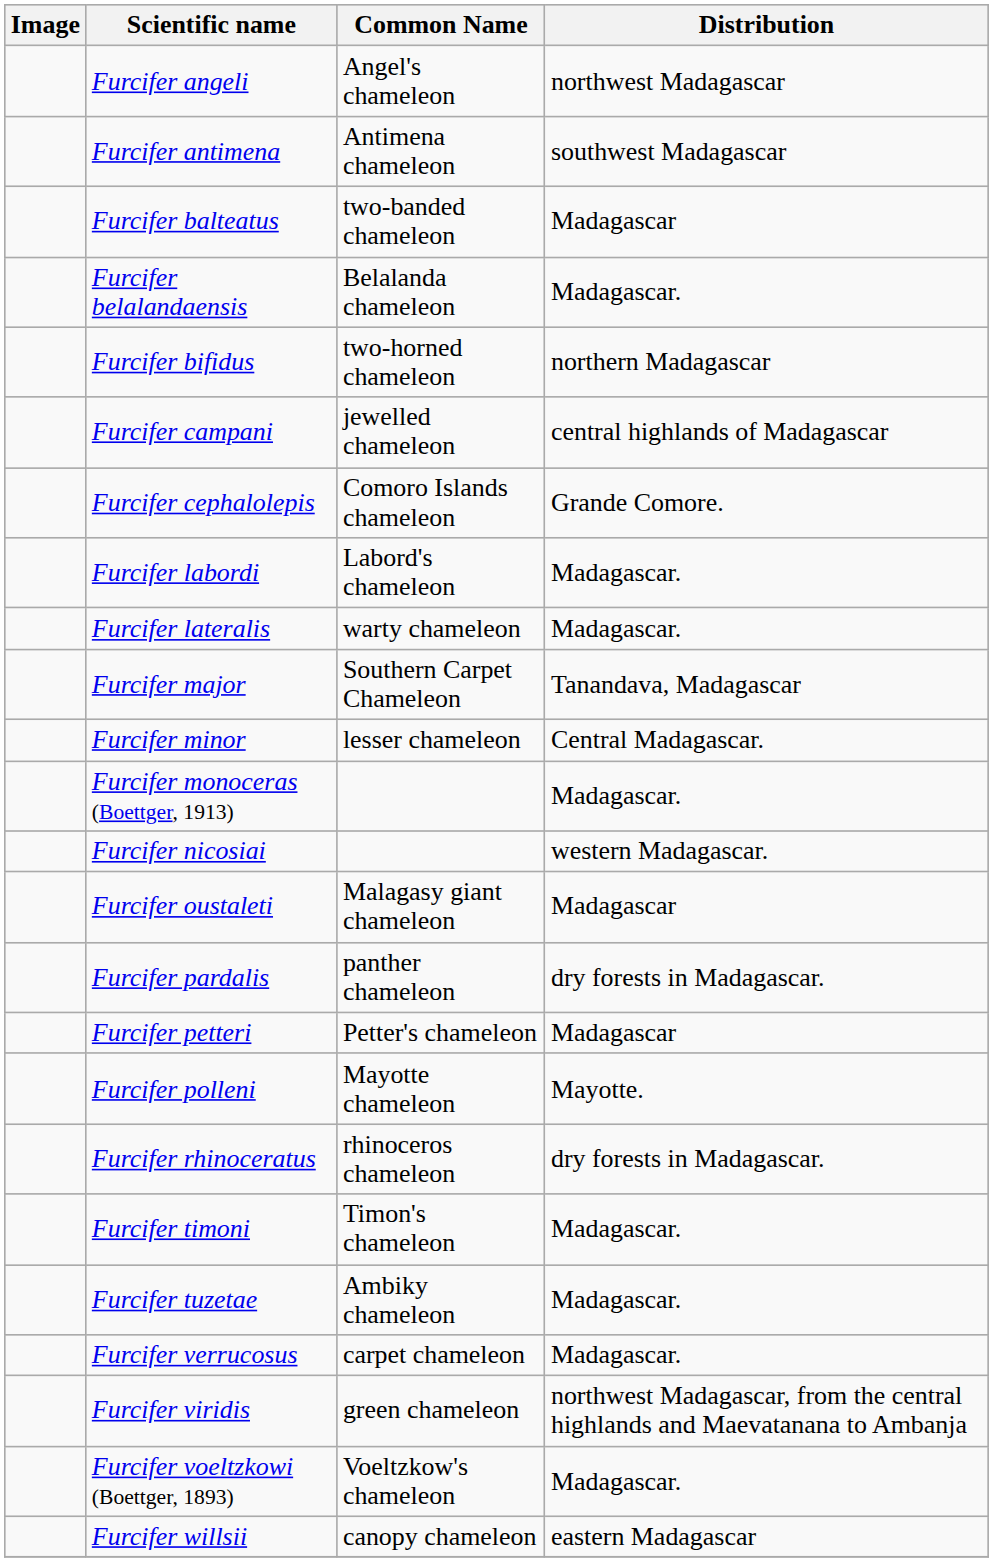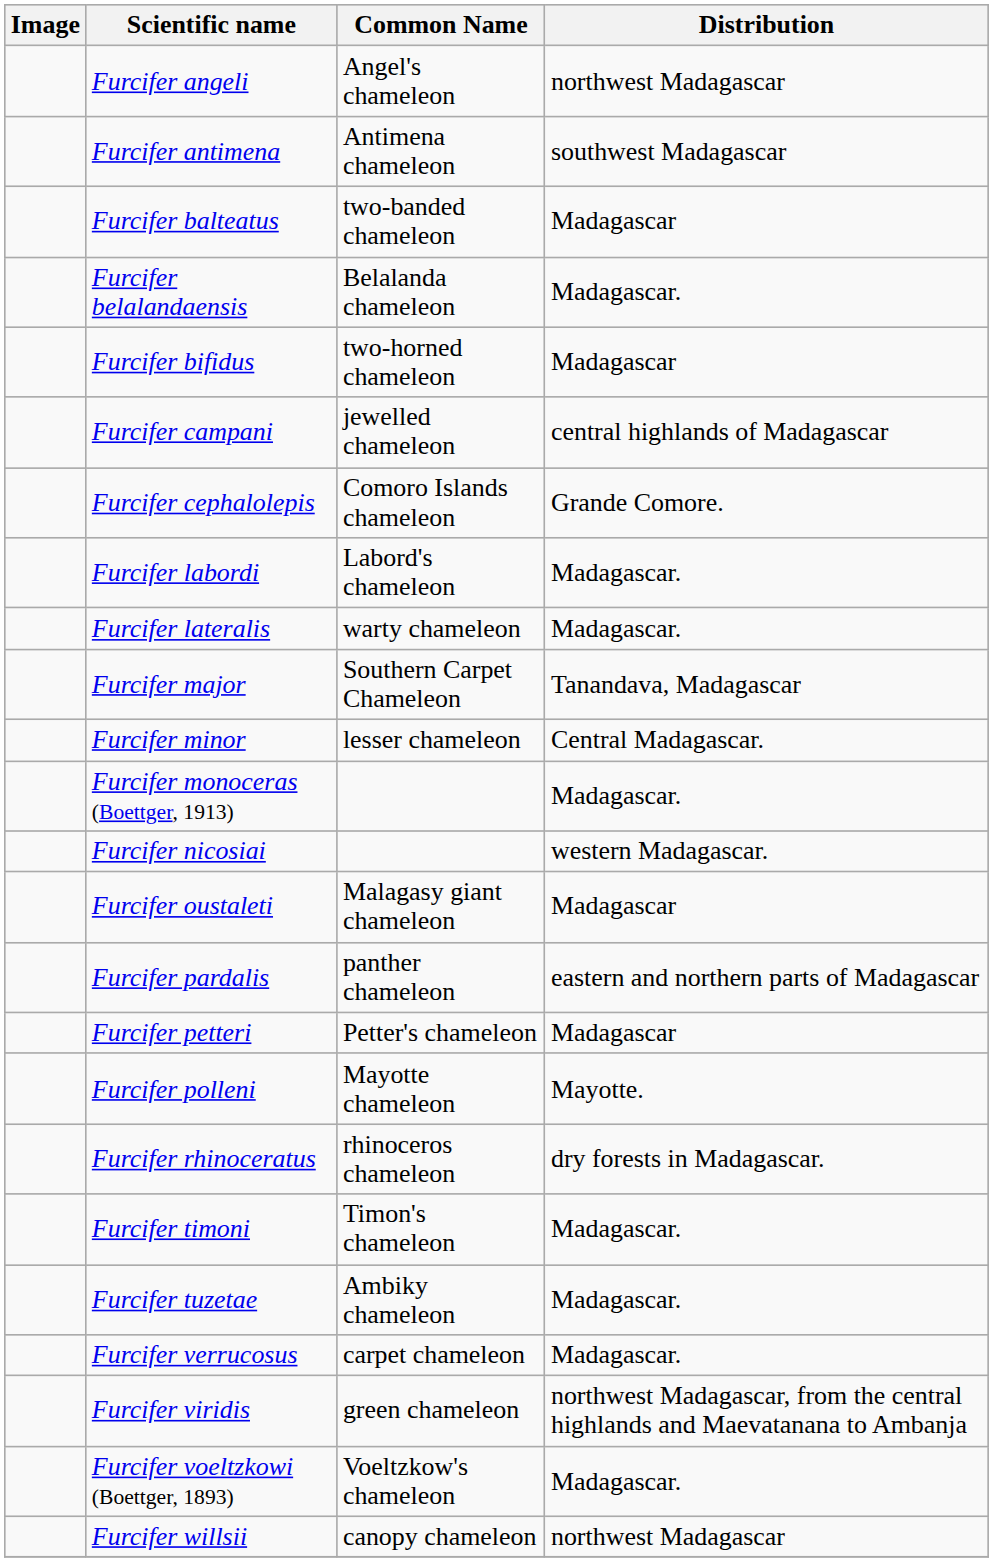(661, 361) northern Madagascar -> (614, 361) Madagascar
(688, 977) dry forests in Madagascar. -> (765, 977) eastern and northern parts of Madagascar
(653, 1536) eastern Madagascar -> (668, 1536) northwest Madagascar
